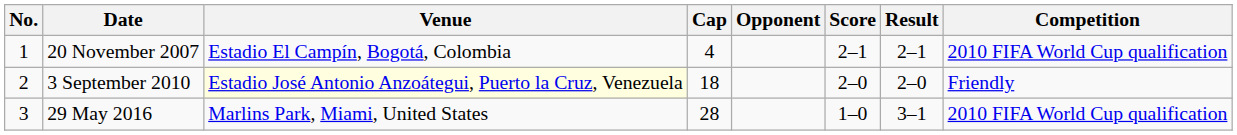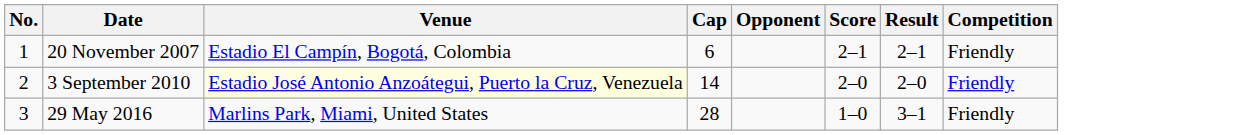(709, 51) 4 -> (709, 51) 6
(1088, 51) 2010 FIFA World Cup qualification -> (981, 51) Friendly
(709, 82) 18 -> (709, 82) 14
(1088, 113) 2010 FIFA World Cup qualification -> (981, 113) Friendly
